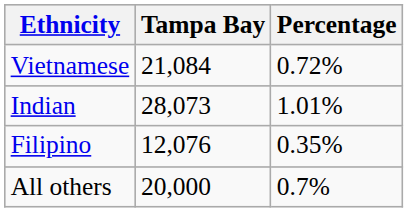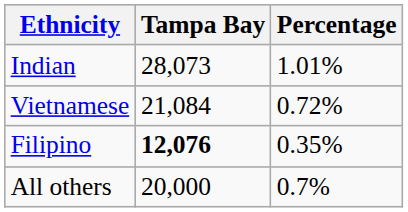rows swapped: (43, 105) <-> (70, 65)
(176, 145) normal -> (176, 145) bold
